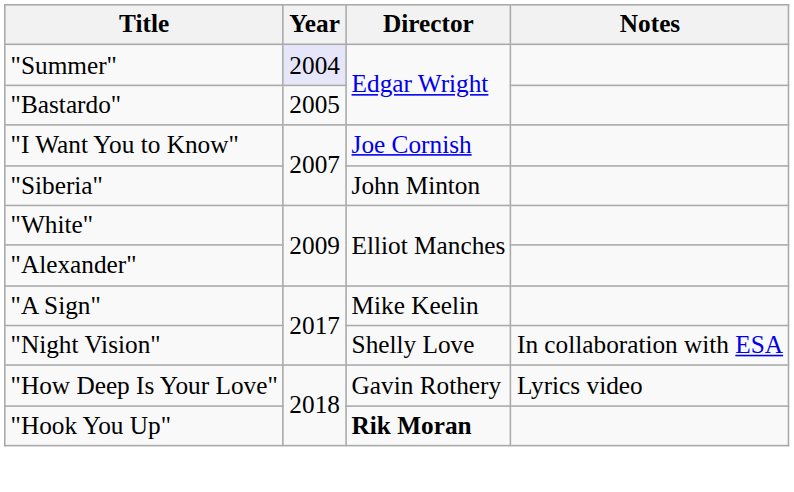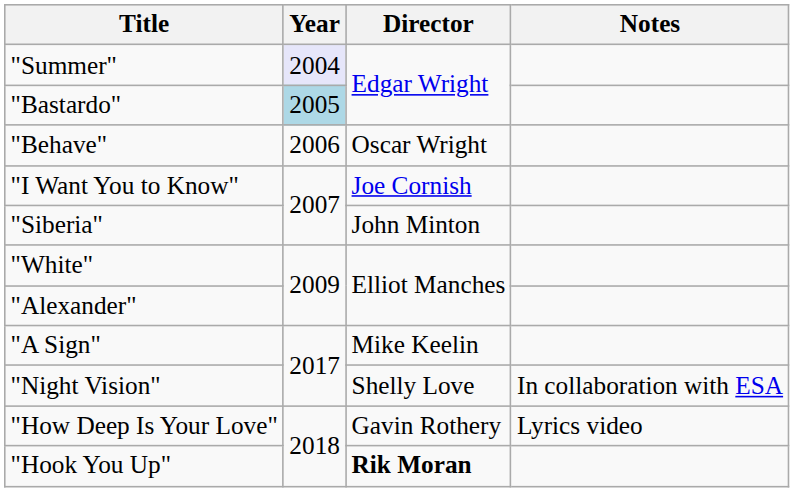(315, 104) no background -> (315, 104) lightblue background
+ row: (59, 144)
